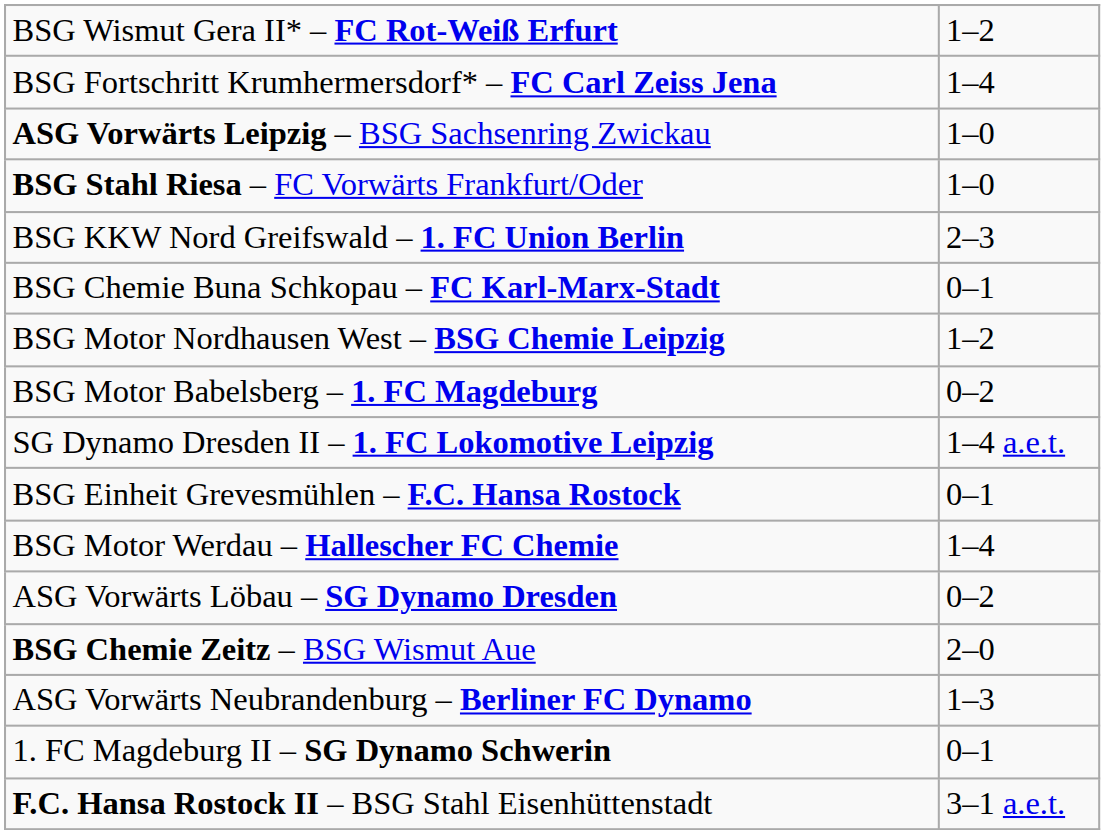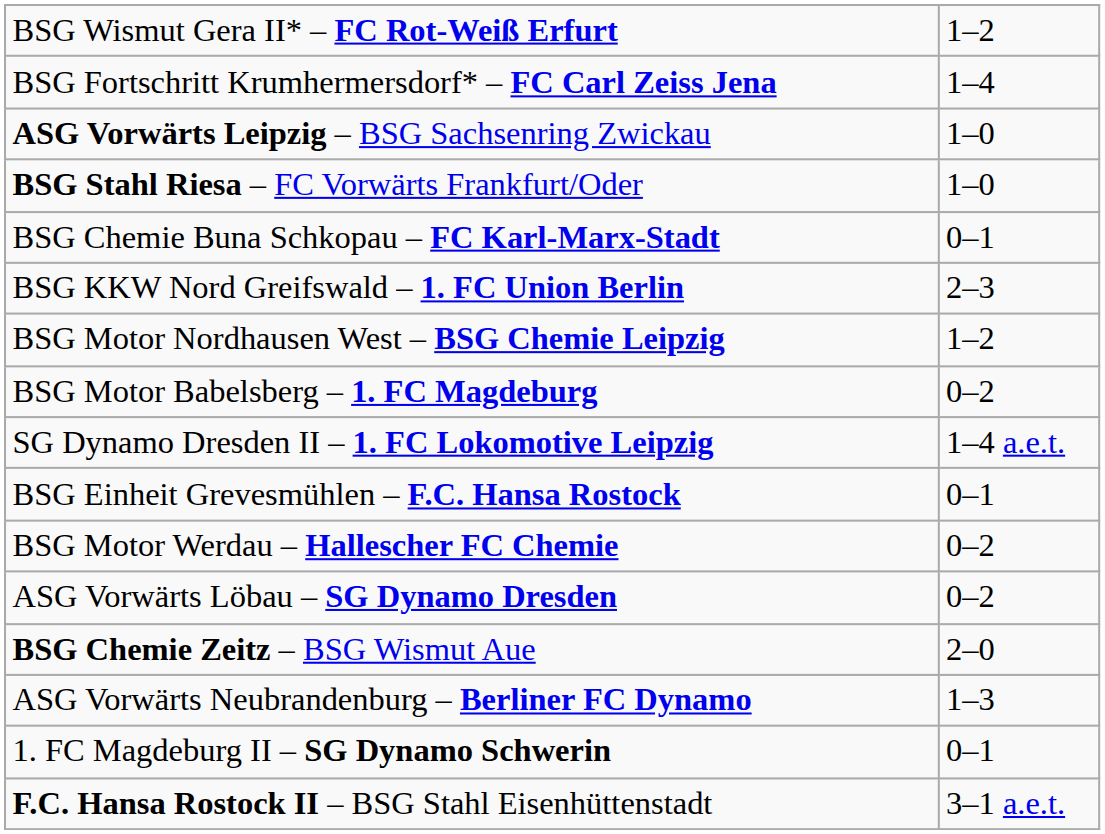rows swapped: (348, 236) <-> (366, 287)
(970, 545) 1–4 -> (970, 545) 0–2
